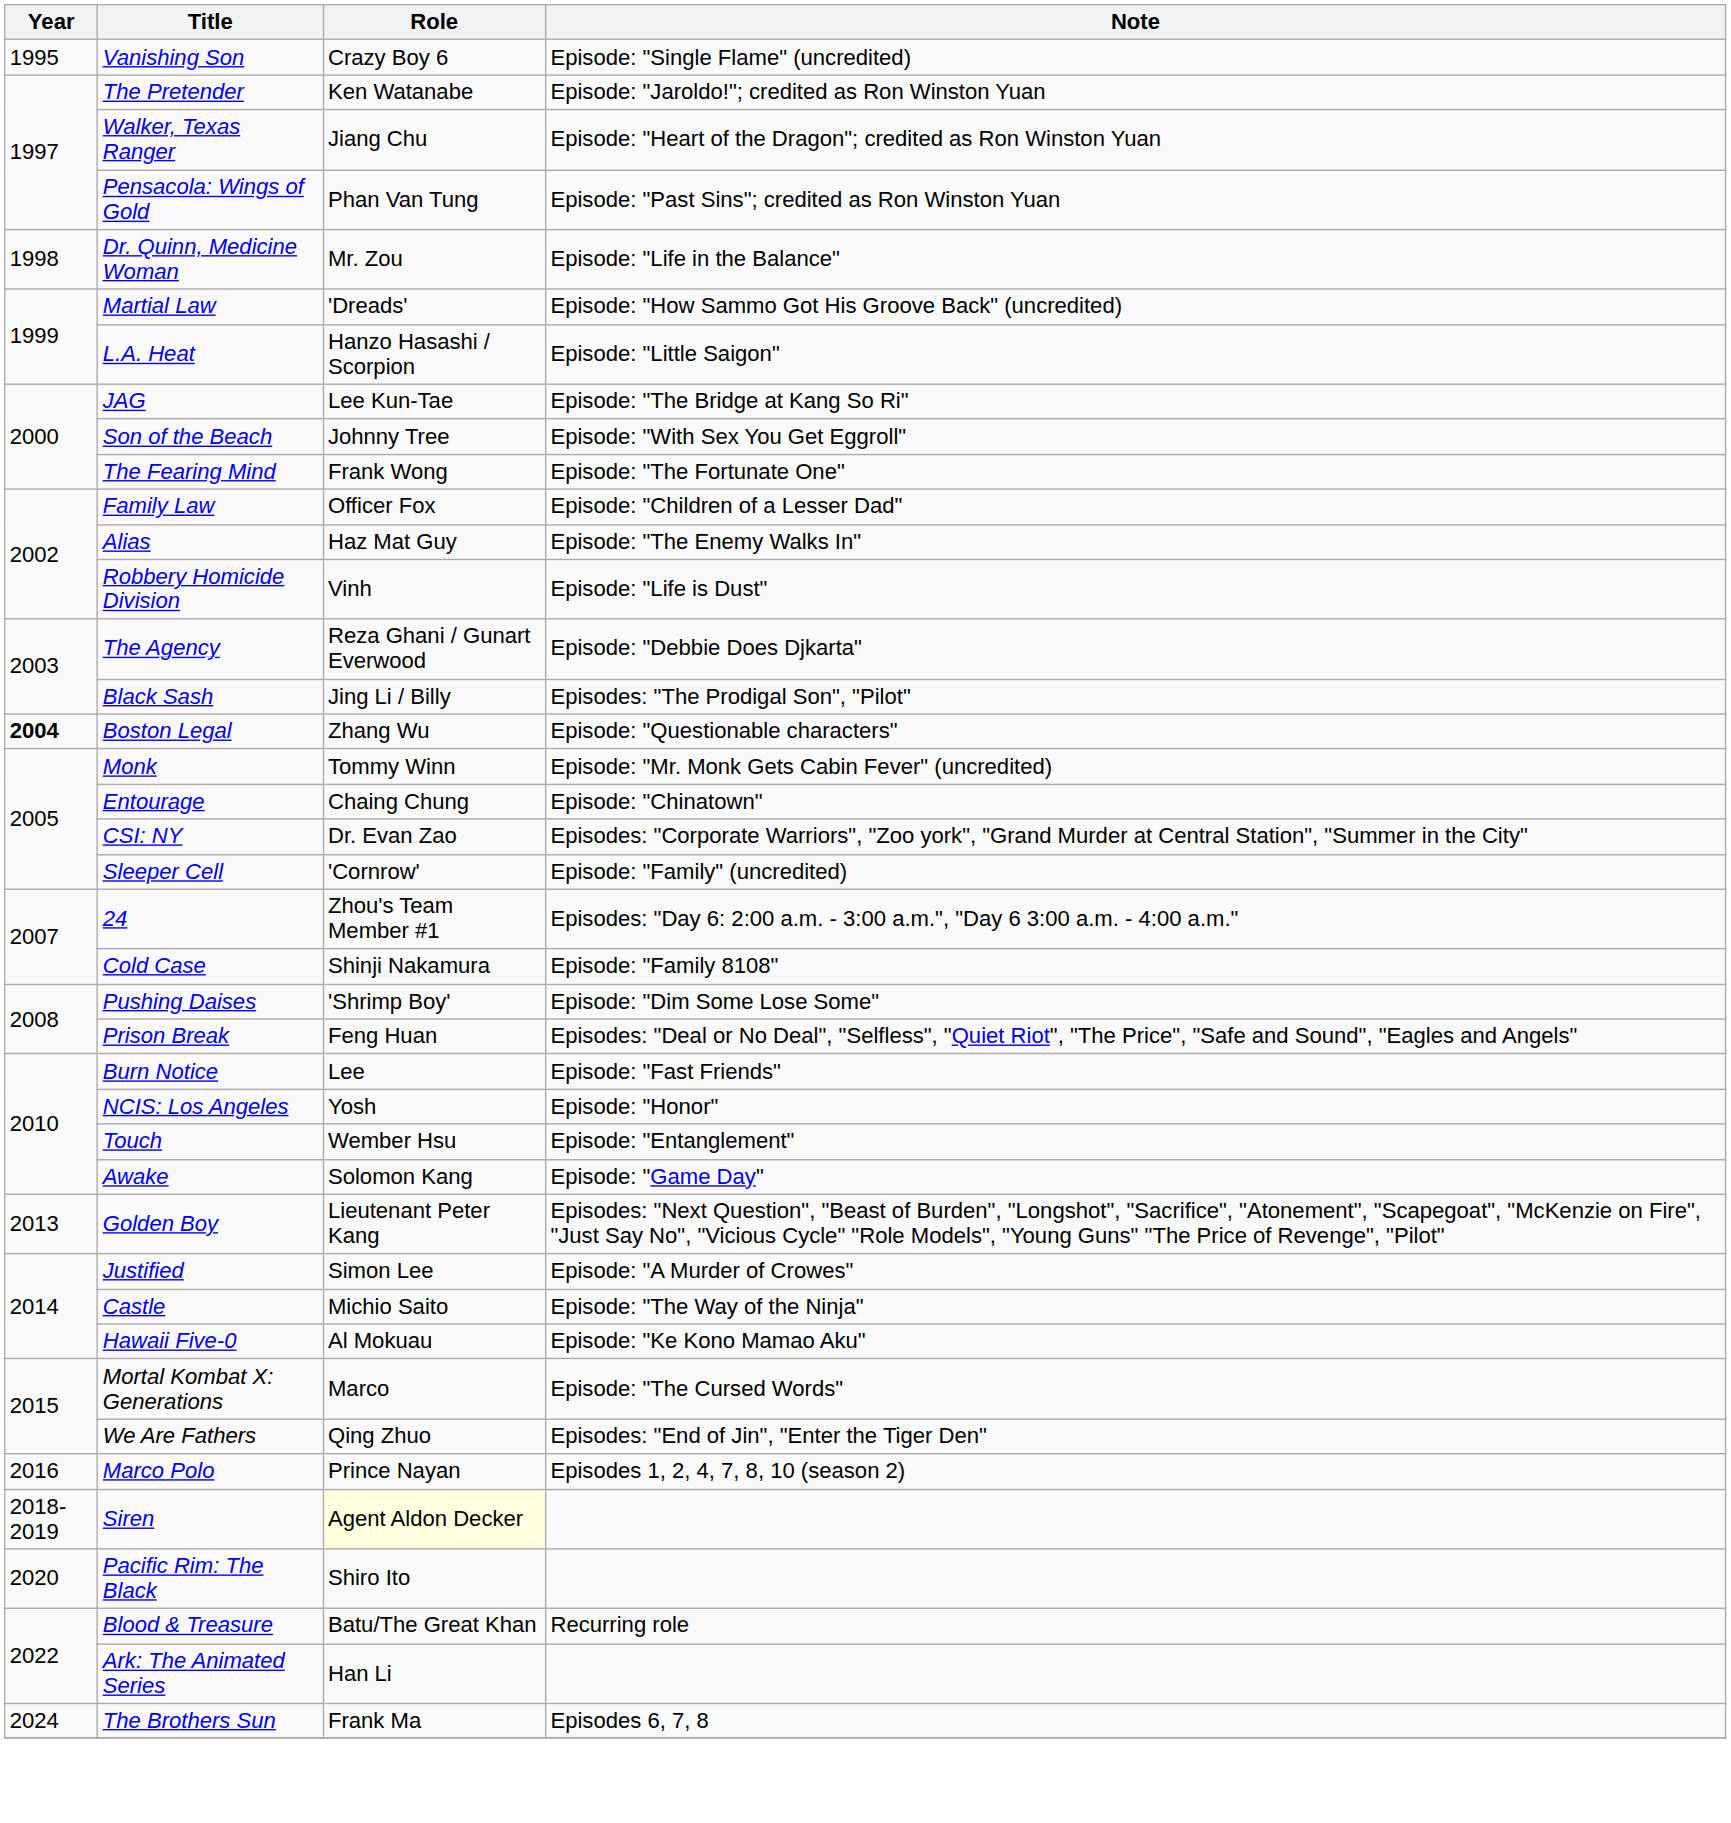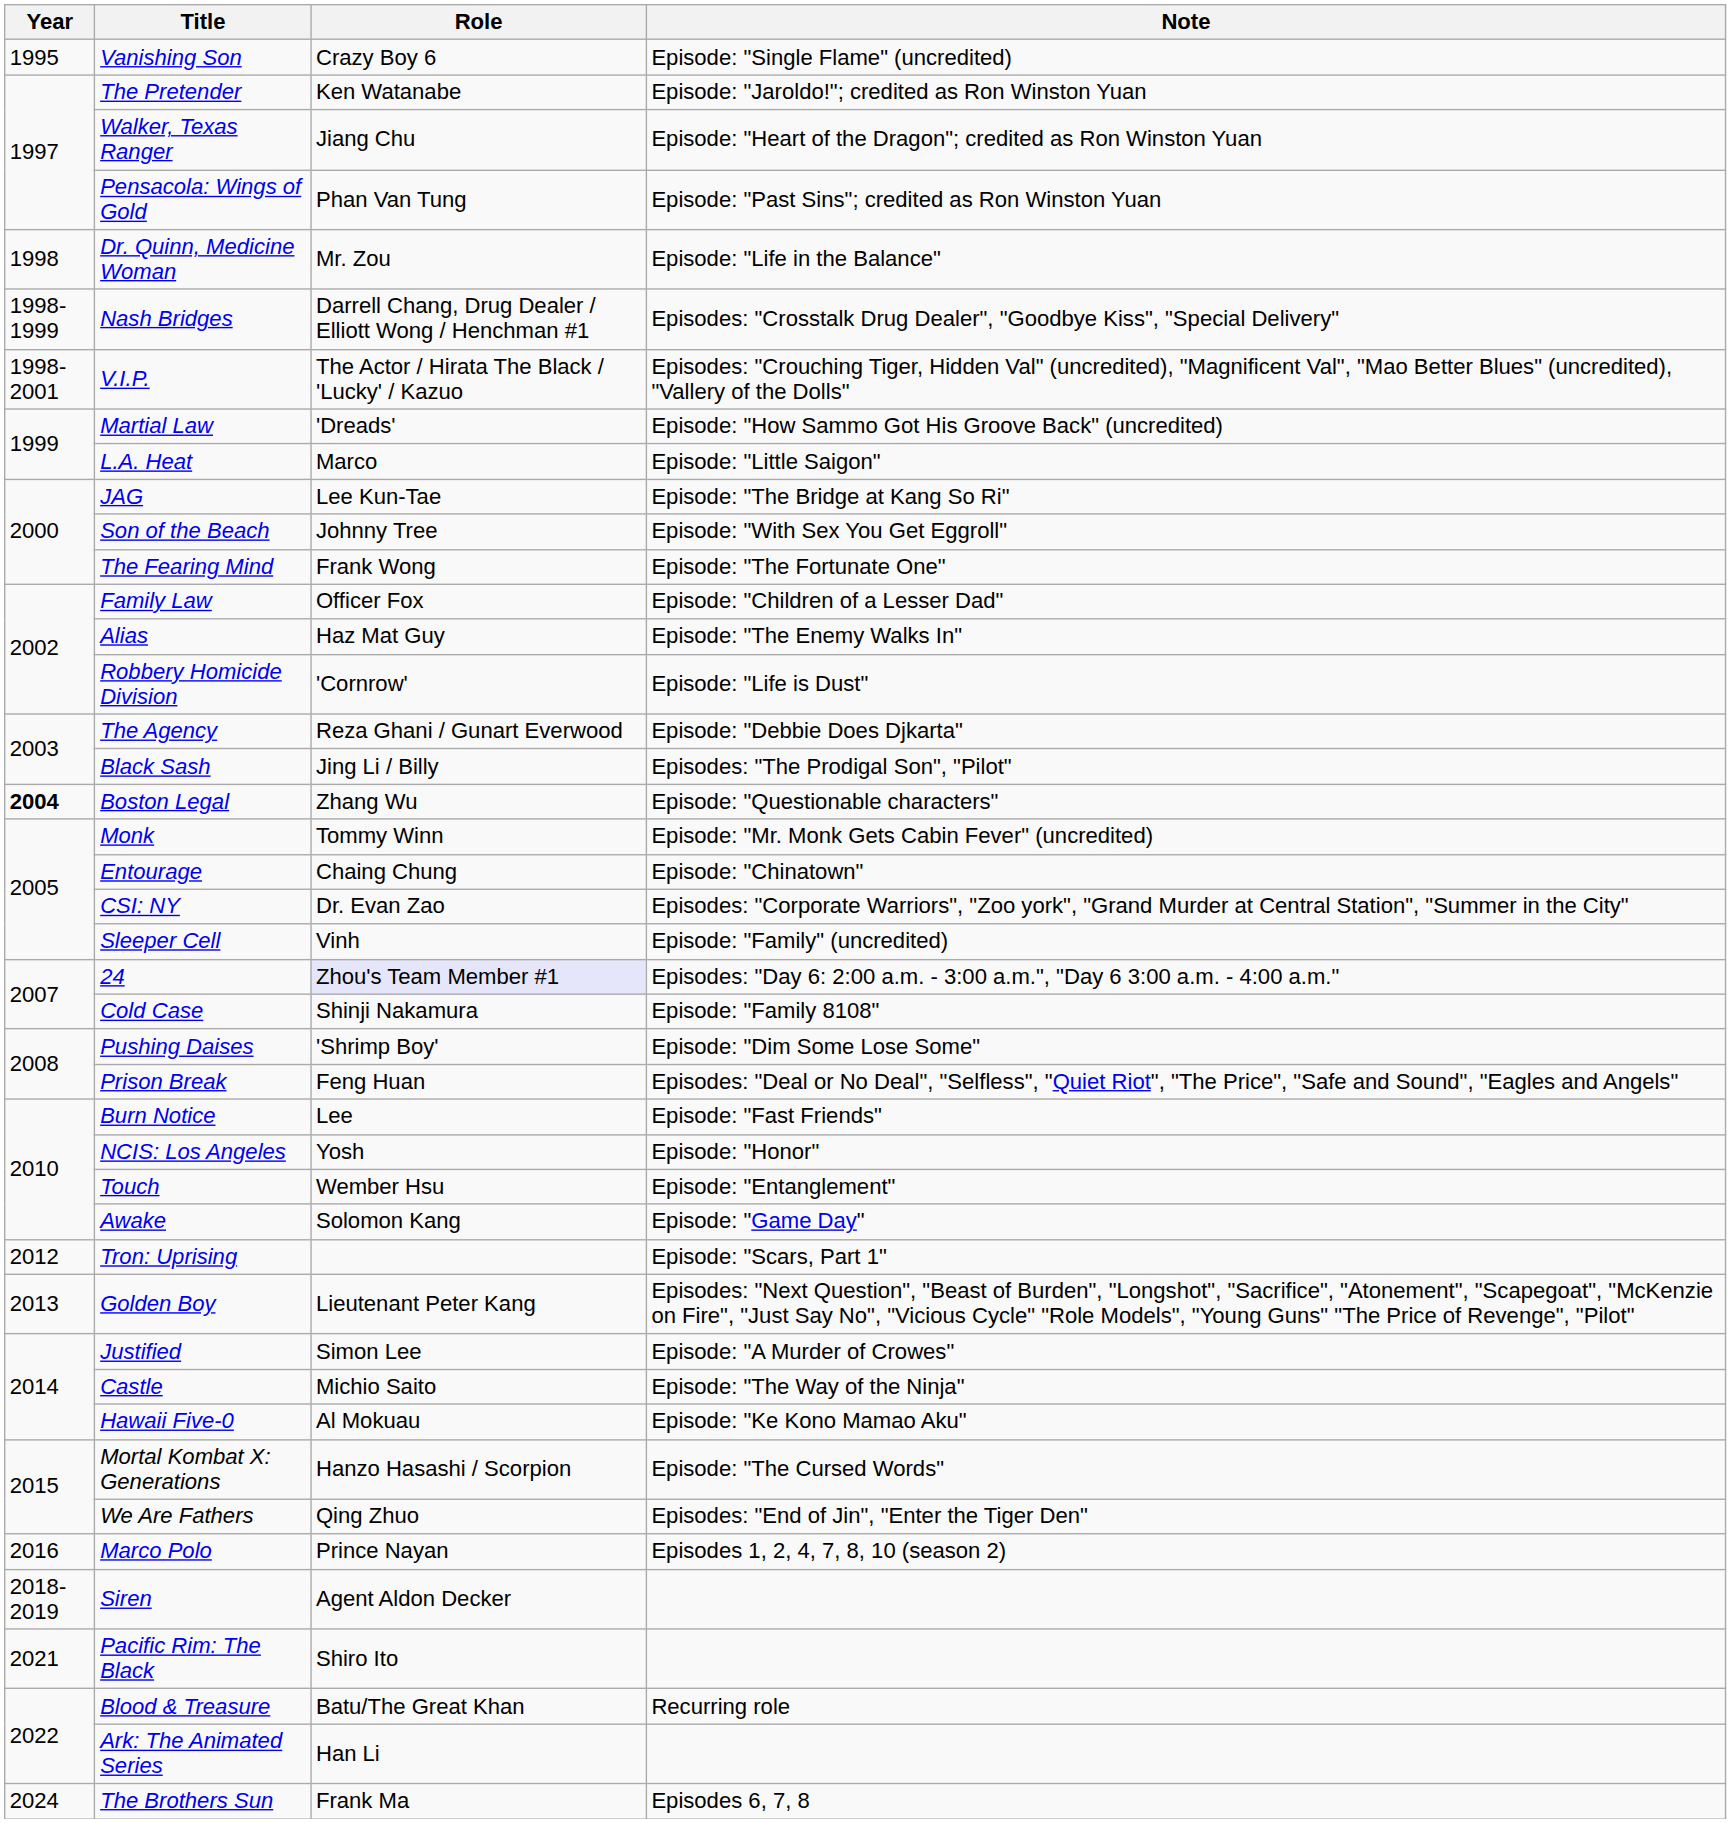+ row: (166, 319)
+ row: (125, 378)
(409, 354) Hanzo Hasashi / Scorpion -> (347, 461) Marco
(350, 589) Vinh -> (362, 683) 'Cornrow'
(374, 871) 'Cornrow' -> (338, 941) Vinh
(391, 918) no background -> (438, 976) lavender background
+ row: (169, 1256)
(359, 1388) Marco -> (444, 1468) Hanzo Hasashi / Scorpion
(426, 1518) lightyellow background -> (414, 1598) no background
(34, 1578) 2020 -> (34, 1658) 2021
